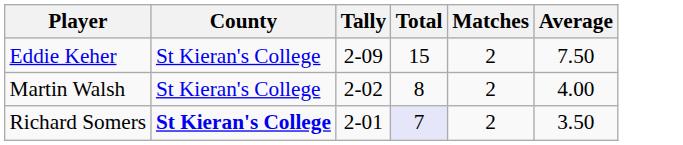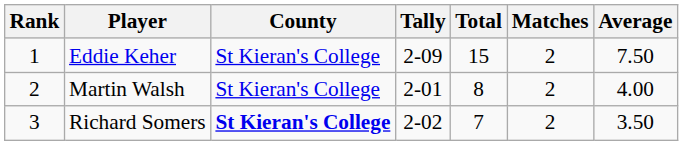+ column: (34, 21)
(363, 88) 2-02 -> (423, 88) 2-01
(363, 122) 2-01 -> (423, 122) 2-02
(419, 122) lavender background -> (479, 122) no background
